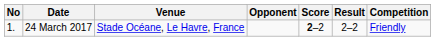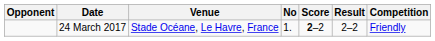columns swapped: (13, 12) <-> (273, 12)
